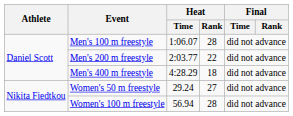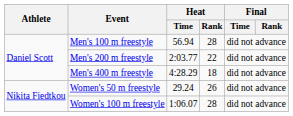(183, 42) 1:06.07 -> (183, 42) 56.94
(212, 88) 27 -> (212, 88) 26
(183, 104) 56.94 -> (183, 104) 1:06.07
